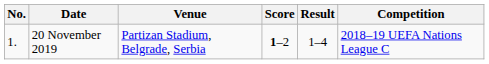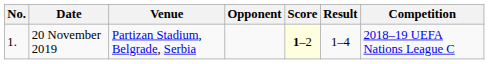+ column: (255, 14)
(280, 41) no background -> (302, 41) lightyellow background
